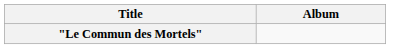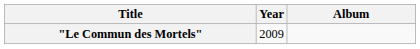+ column: (272, 14)
